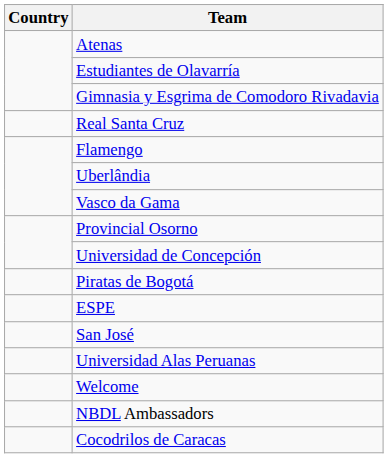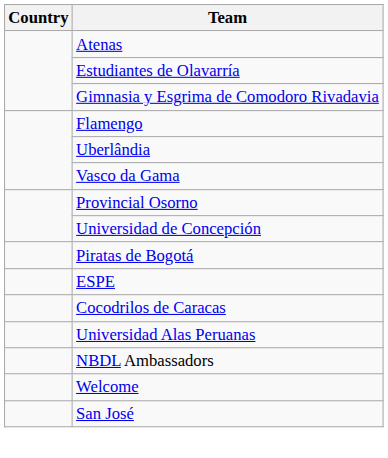- row: (130, 123)
rows swapped: (105, 334) <-> (151, 439)
rows swapped: (145, 413) <-> (107, 387)
